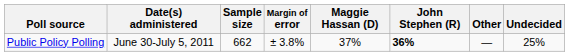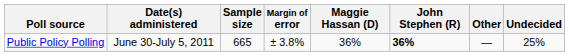(242, 42) 662 -> (242, 42) 665
(350, 42) 37% -> (350, 42) 36%
